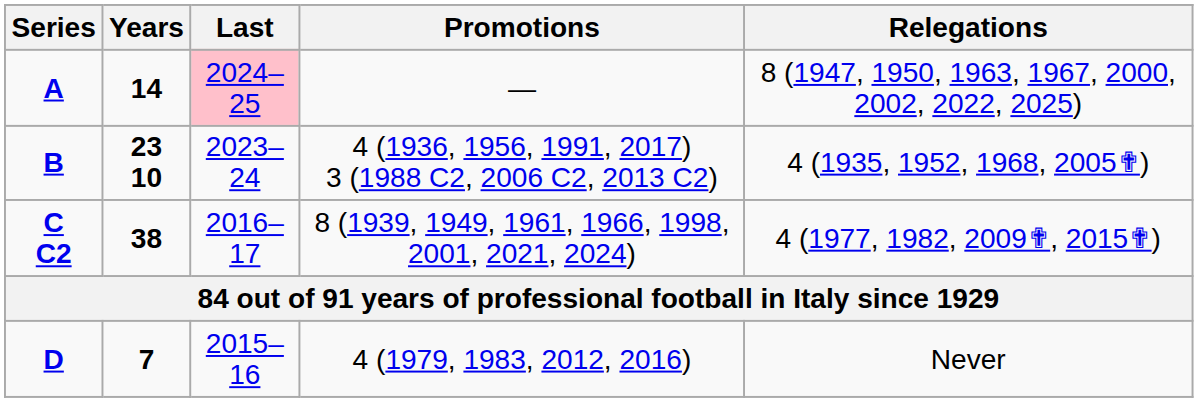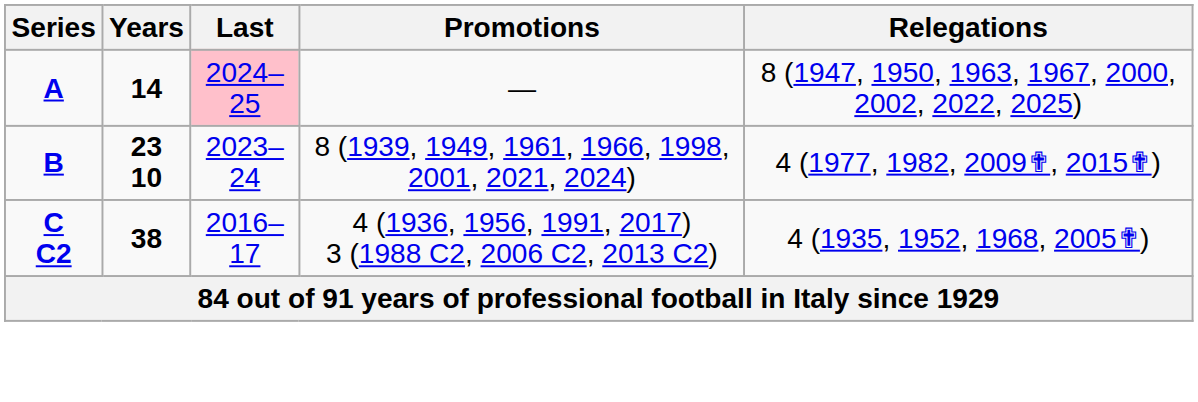(522, 163) 4 (1936, 1956, 1991, 2017) 3 (1988 C2, 2006 C2, 2013 C2) -> (522, 163) 8 (1939, 1949, 1961, 1966, 1998, 2001, 2021, 2024)
(968, 163) 4 (1935, 1952, 1968, 2005✟) -> (968, 163) 4 (1977, 1982, 2009✟, 2015✟)
(522, 239) 8 (1939, 1949, 1961, 1966, 1998, 2001, 2021, 2024) -> (522, 239) 4 (1936, 1956, 1991, 2017) 3 (1988 C2, 2006 C2, 2013 C2)
(968, 239) 4 (1977, 1982, 2009✟, 2015✟) -> (968, 239) 4 (1935, 1952, 1968, 2005✟)
- row: (54, 359)
